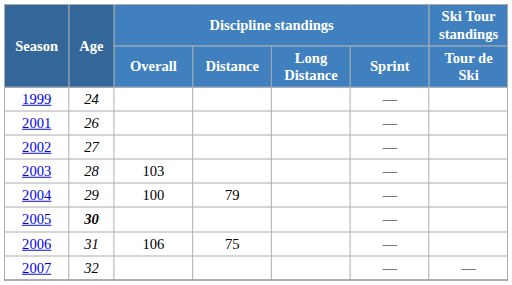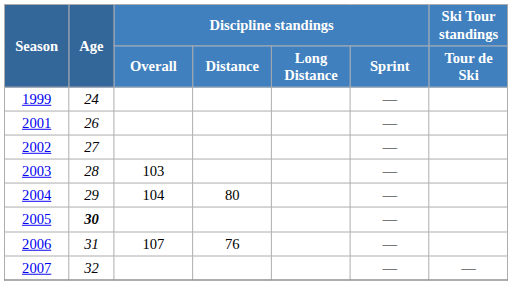(153, 195) 100 -> (153, 195) 104
(232, 195) 79 -> (232, 195) 80
(153, 243) 106 -> (153, 243) 107
(232, 243) 75 -> (232, 243) 76
